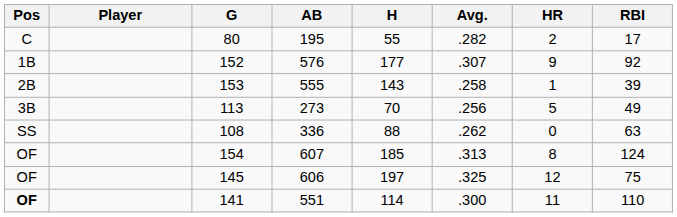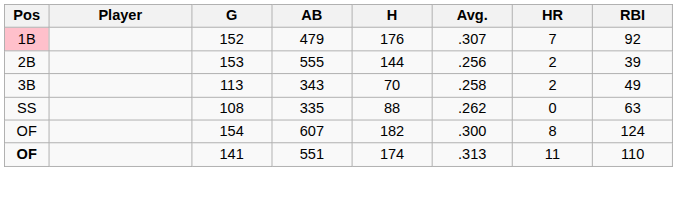- row: (232, 39)
(27, 62) no background -> (27, 39) pink background
(312, 62) 576 -> (312, 39) 479
(392, 62) 177 -> (392, 39) 176
(552, 62) 9 -> (552, 39) 7
(392, 85) 143 -> (392, 62) 144
(472, 85) .258 -> (472, 62) .256
(552, 85) 1 -> (552, 62) 2
(312, 108) 273 -> (312, 85) 343
(472, 108) .256 -> (472, 85) .258
(552, 108) 5 -> (552, 85) 2
(312, 131) 336 -> (312, 108) 335
(392, 154) 185 -> (392, 131) 182
(472, 154) .313 -> (472, 131) .300
- row: (232, 177)
(392, 200) 114 -> (392, 154) 174
(472, 200) .300 -> (472, 154) .313
